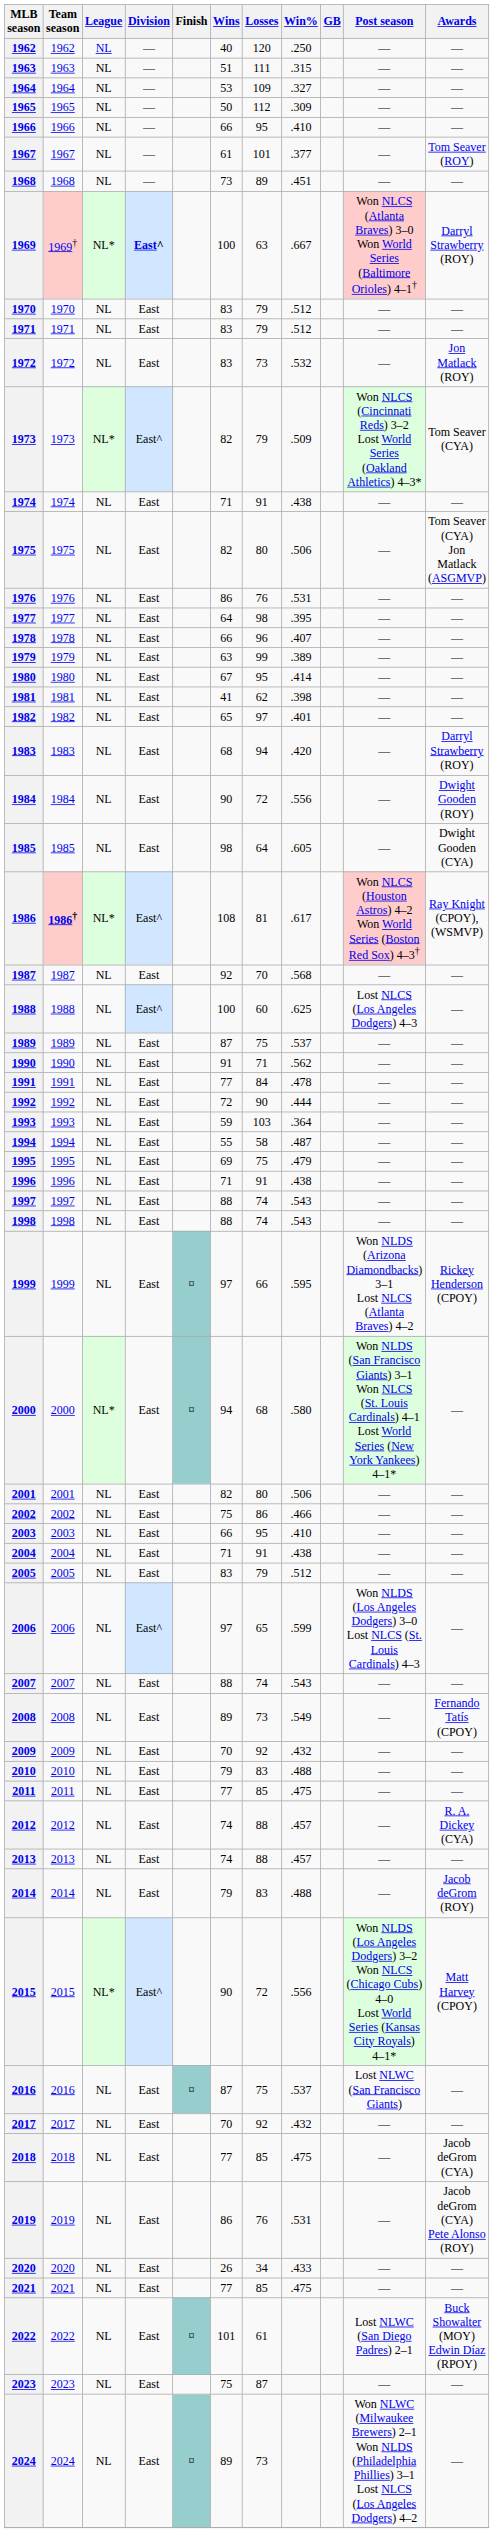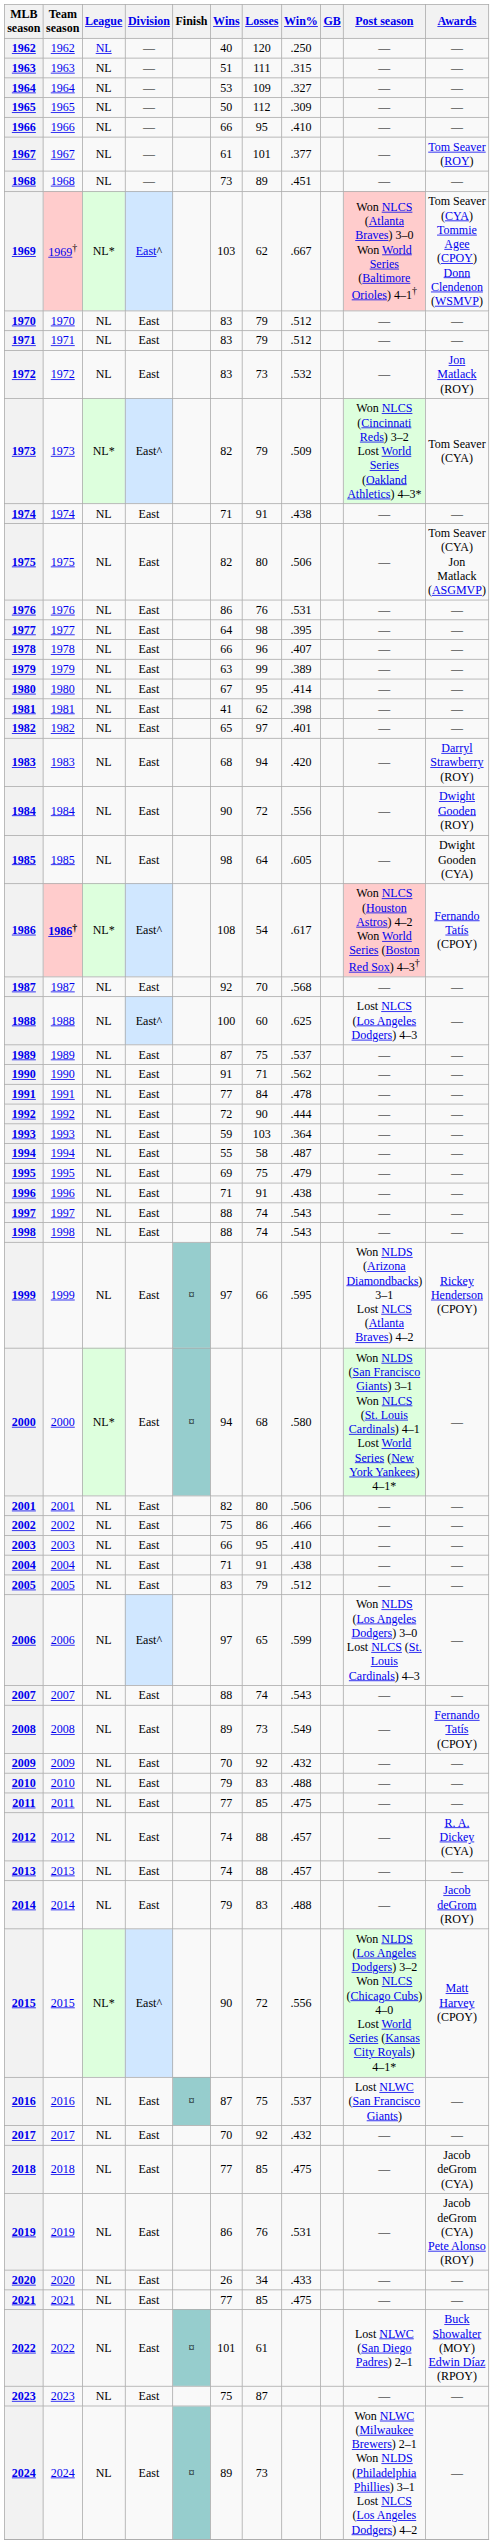(149, 245) bold -> (149, 251) normal
(226, 245) 100 -> (226, 251) 103
(262, 245) 63 -> (262, 251) 62
(457, 245) Darryl Strawberry (ROY) -> (457, 251) Tom Seaver (CYA) Tommie Agee (CPOY) Donn Clendenon (WSMVP)
(262, 918) 81 -> (262, 930) 54
(457, 918) Ray Knight (CPOY), (WSMVP) -> (457, 930) Fernando Tatís (CPOY)
